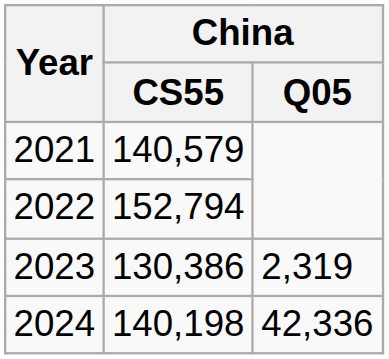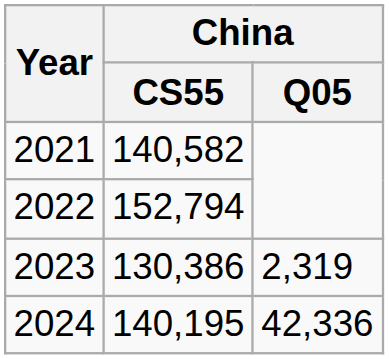(178, 149) 140,579 -> (178, 149) 140,582
(178, 324) 140,198 -> (178, 324) 140,195
